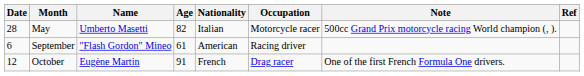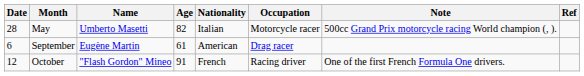(125, 45) "Flash Gordon" Mineo -> (109, 45) Eugène Martin
(278, 45) Racing driver -> (272, 45) Drag racer
(109, 62) Eugène Martin -> (125, 62) "Flash Gordon" Mineo
(272, 62) Drag racer -> (278, 62) Racing driver
